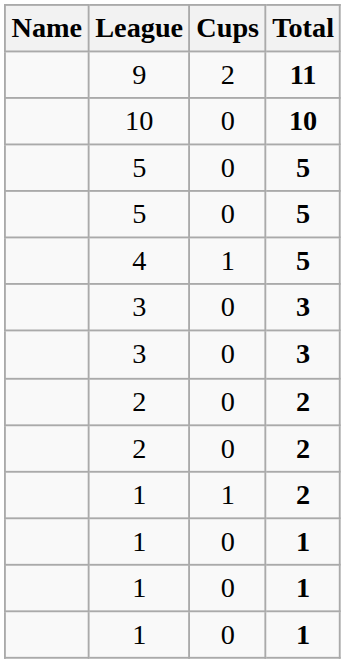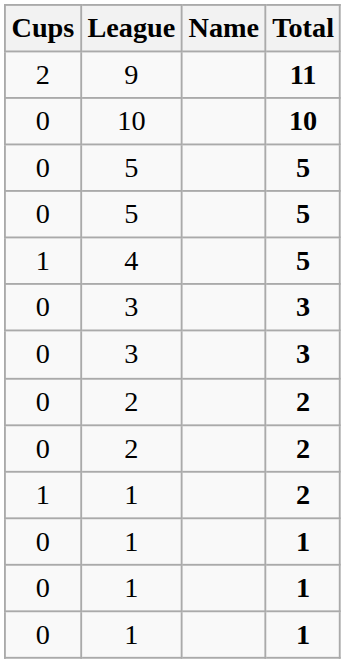columns swapped: (47, 27) <-> (228, 27)
